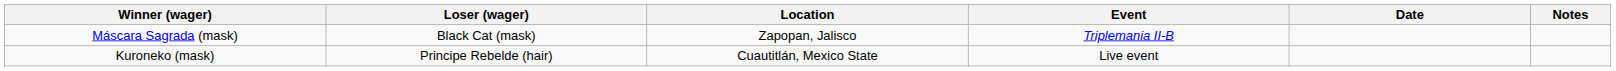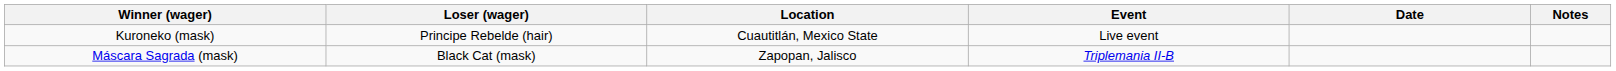rows swapped: (165, 55) <-> (165, 35)
